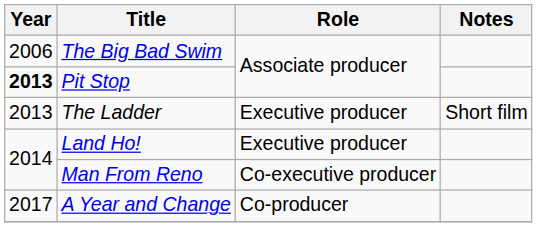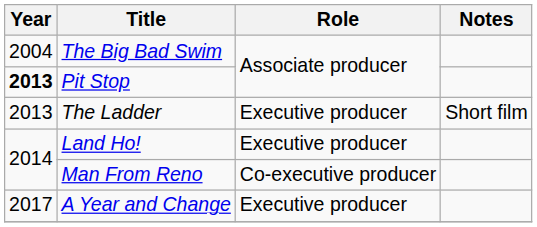(31, 50) 2006 -> (31, 50) 2004
(294, 205) Co-producer -> (323, 205) Executive producer
